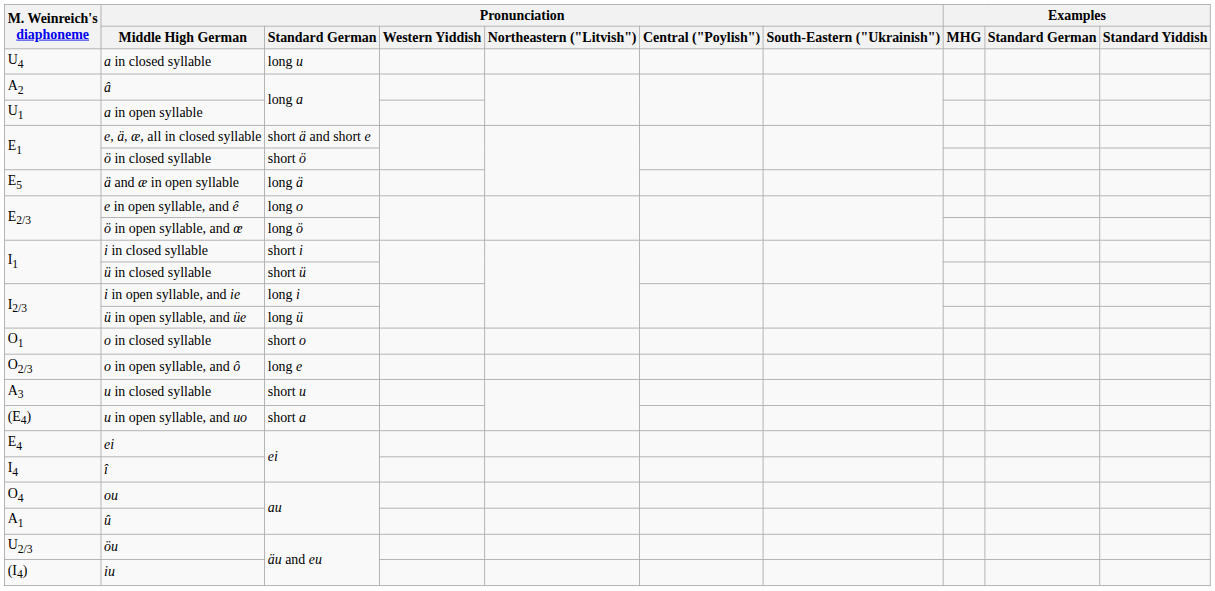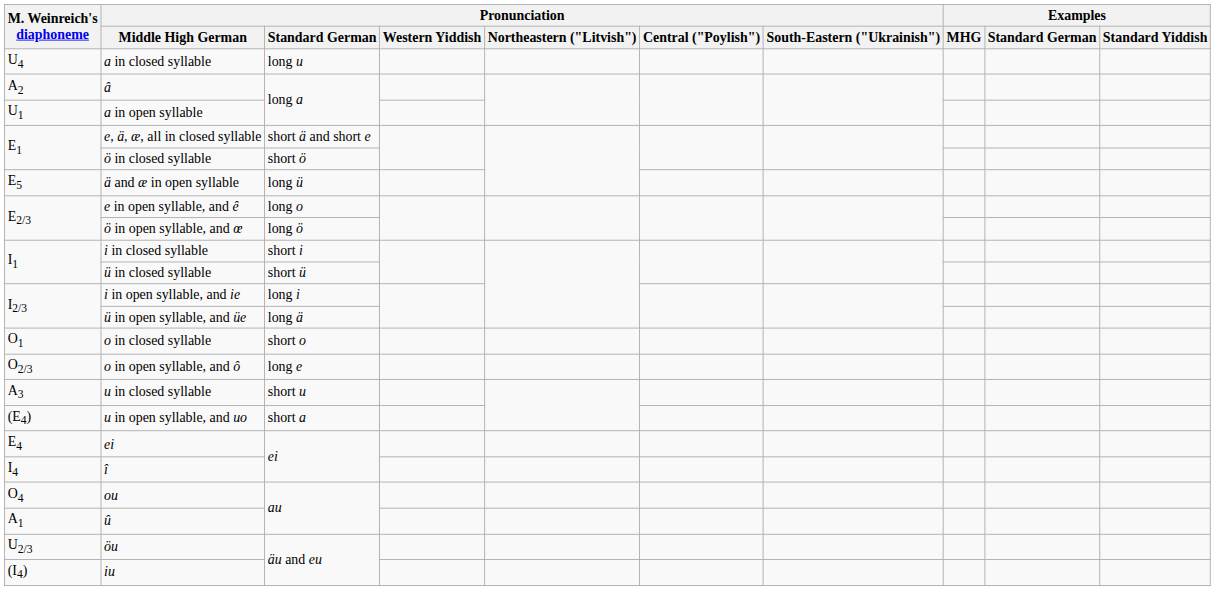(285, 182) long ä -> (285, 182) long ü
(285, 317) long ü -> (285, 317) long ä
